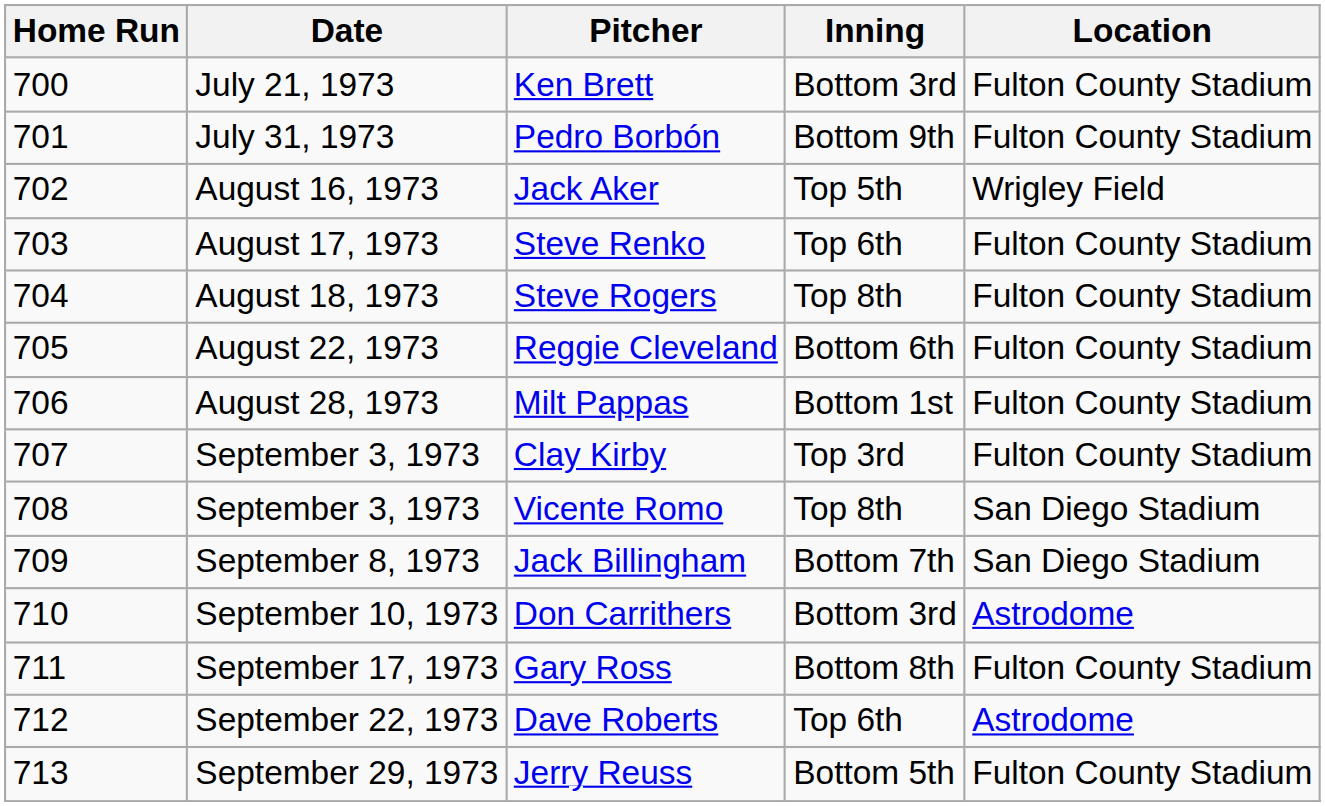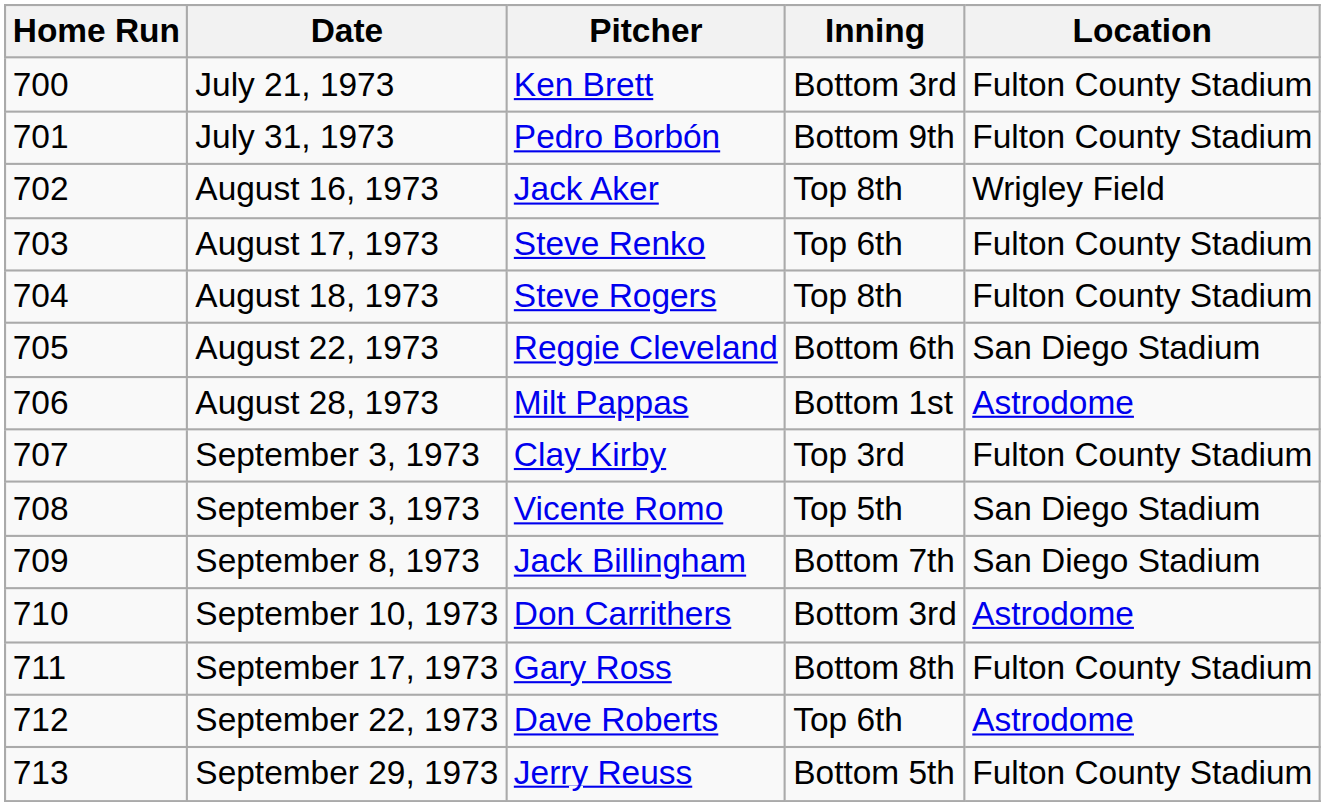(848, 190) Top 5th -> (848, 190) Top 8th
(1142, 349) Fulton County Stadium -> (1116, 349) San Diego Stadium
(1142, 402) Fulton County Stadium -> (1053, 402) Astrodome
(848, 508) Top 8th -> (848, 508) Top 5th
